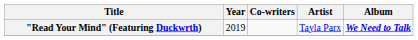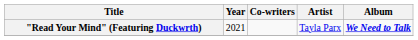(236, 27) 2019 -> (236, 27) 2021
